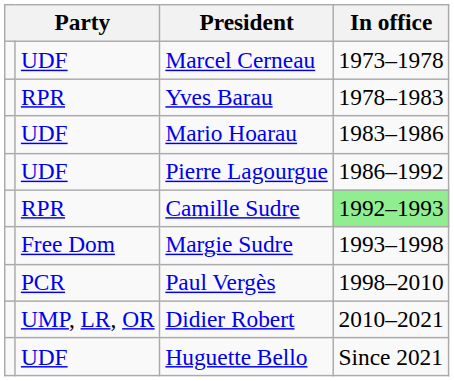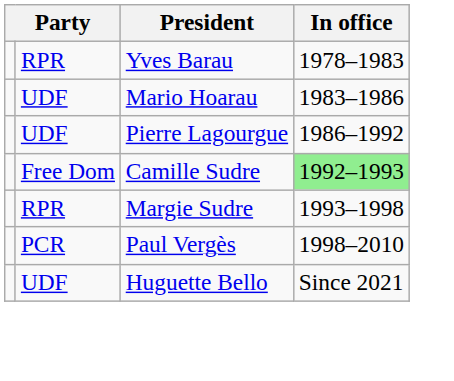- row: (240, 60)
(43, 208) RPR -> (68, 171) Free Dom
(68, 245) Free Dom -> (43, 208) RPR
- row: (230, 319)
